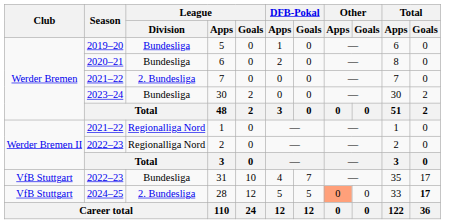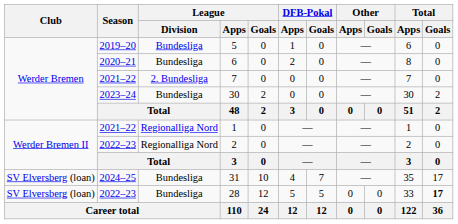(44, 177) VfB Stuttgart -> (51, 177) SV Elversberg (loan)
(105, 177) 2022–23 -> (118, 177) 2024–25
(44, 194) VfB Stuttgart -> (51, 194) SV Elversberg (loan)
(105, 194) 2024–25 -> (118, 194) 2022–23
(167, 194) 2. Bundesliga -> (179, 194) Bundesliga
(338, 194) lightsalmon background -> (350, 194) no background
